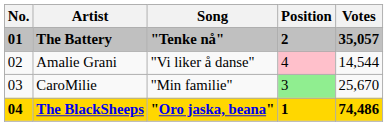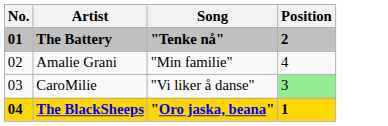- column: (359, 16)
(203, 62) "Vi liker å danse" -> (192, 62) "Min familie"
(285, 62) pink background -> (285, 62) no background
(192, 86) "Min familie" -> (203, 86) "Vi liker å danse"
